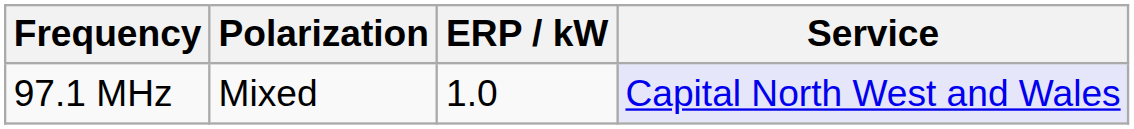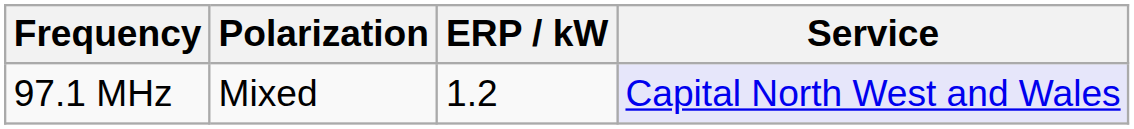(472, 92) 1.0 -> (472, 92) 1.2
